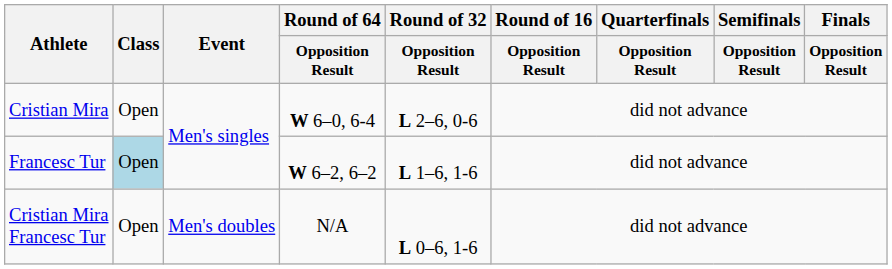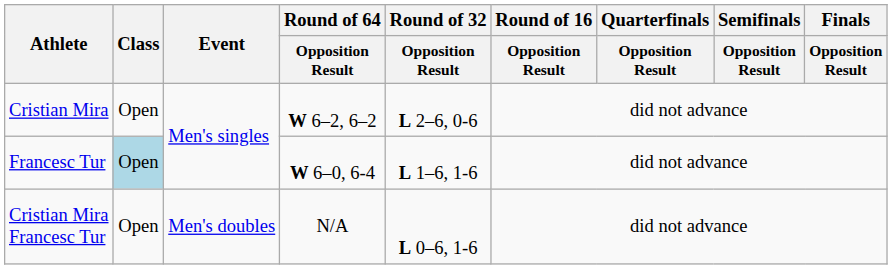(332, 121) W 6–0, 6-4 -> (332, 121) W 6–2, 6–2
(332, 173) W 6–2, 6–2 -> (332, 173) W 6–0, 6-4
